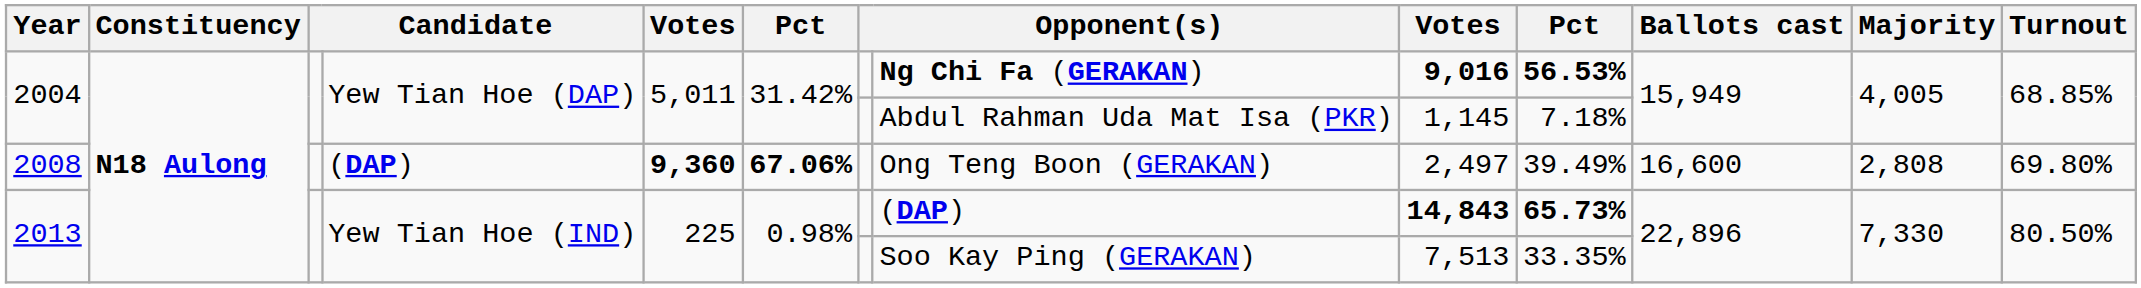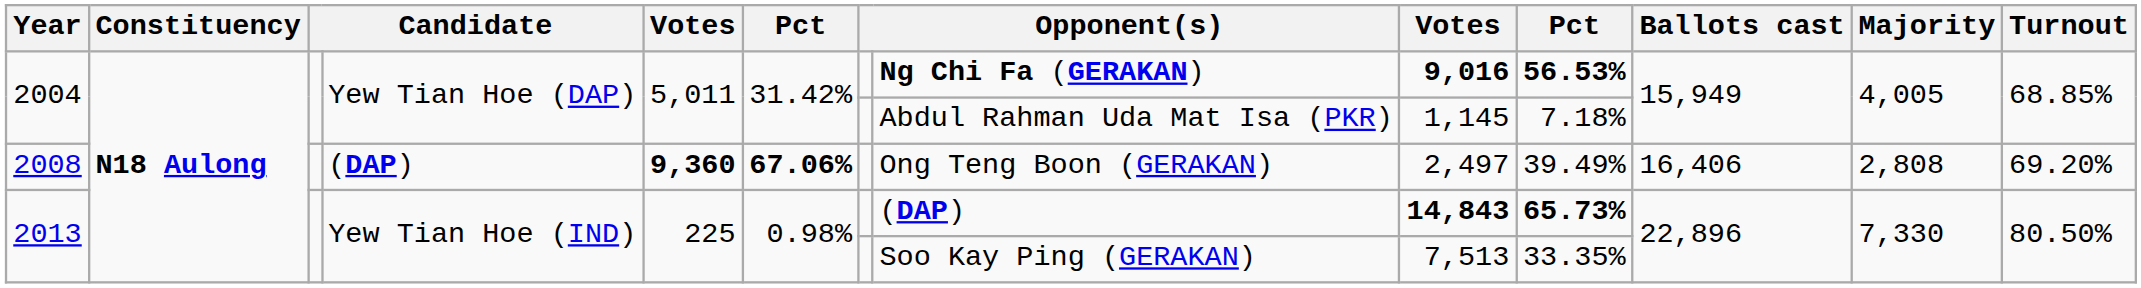(1691, 166) 16,600 -> (1691, 166) 16,406
(2060, 166) 69.80% -> (2060, 166) 69.20%
